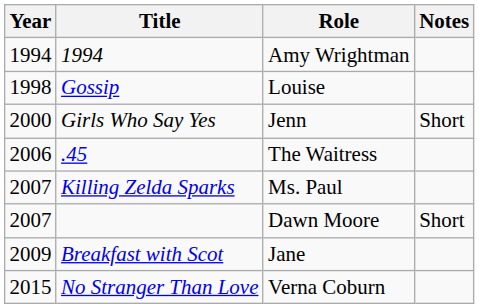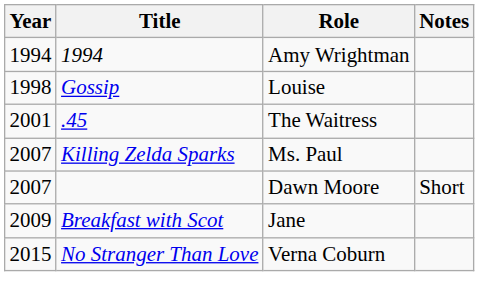- row: (138, 120)
(30, 154) 2006 -> (30, 120) 2001
